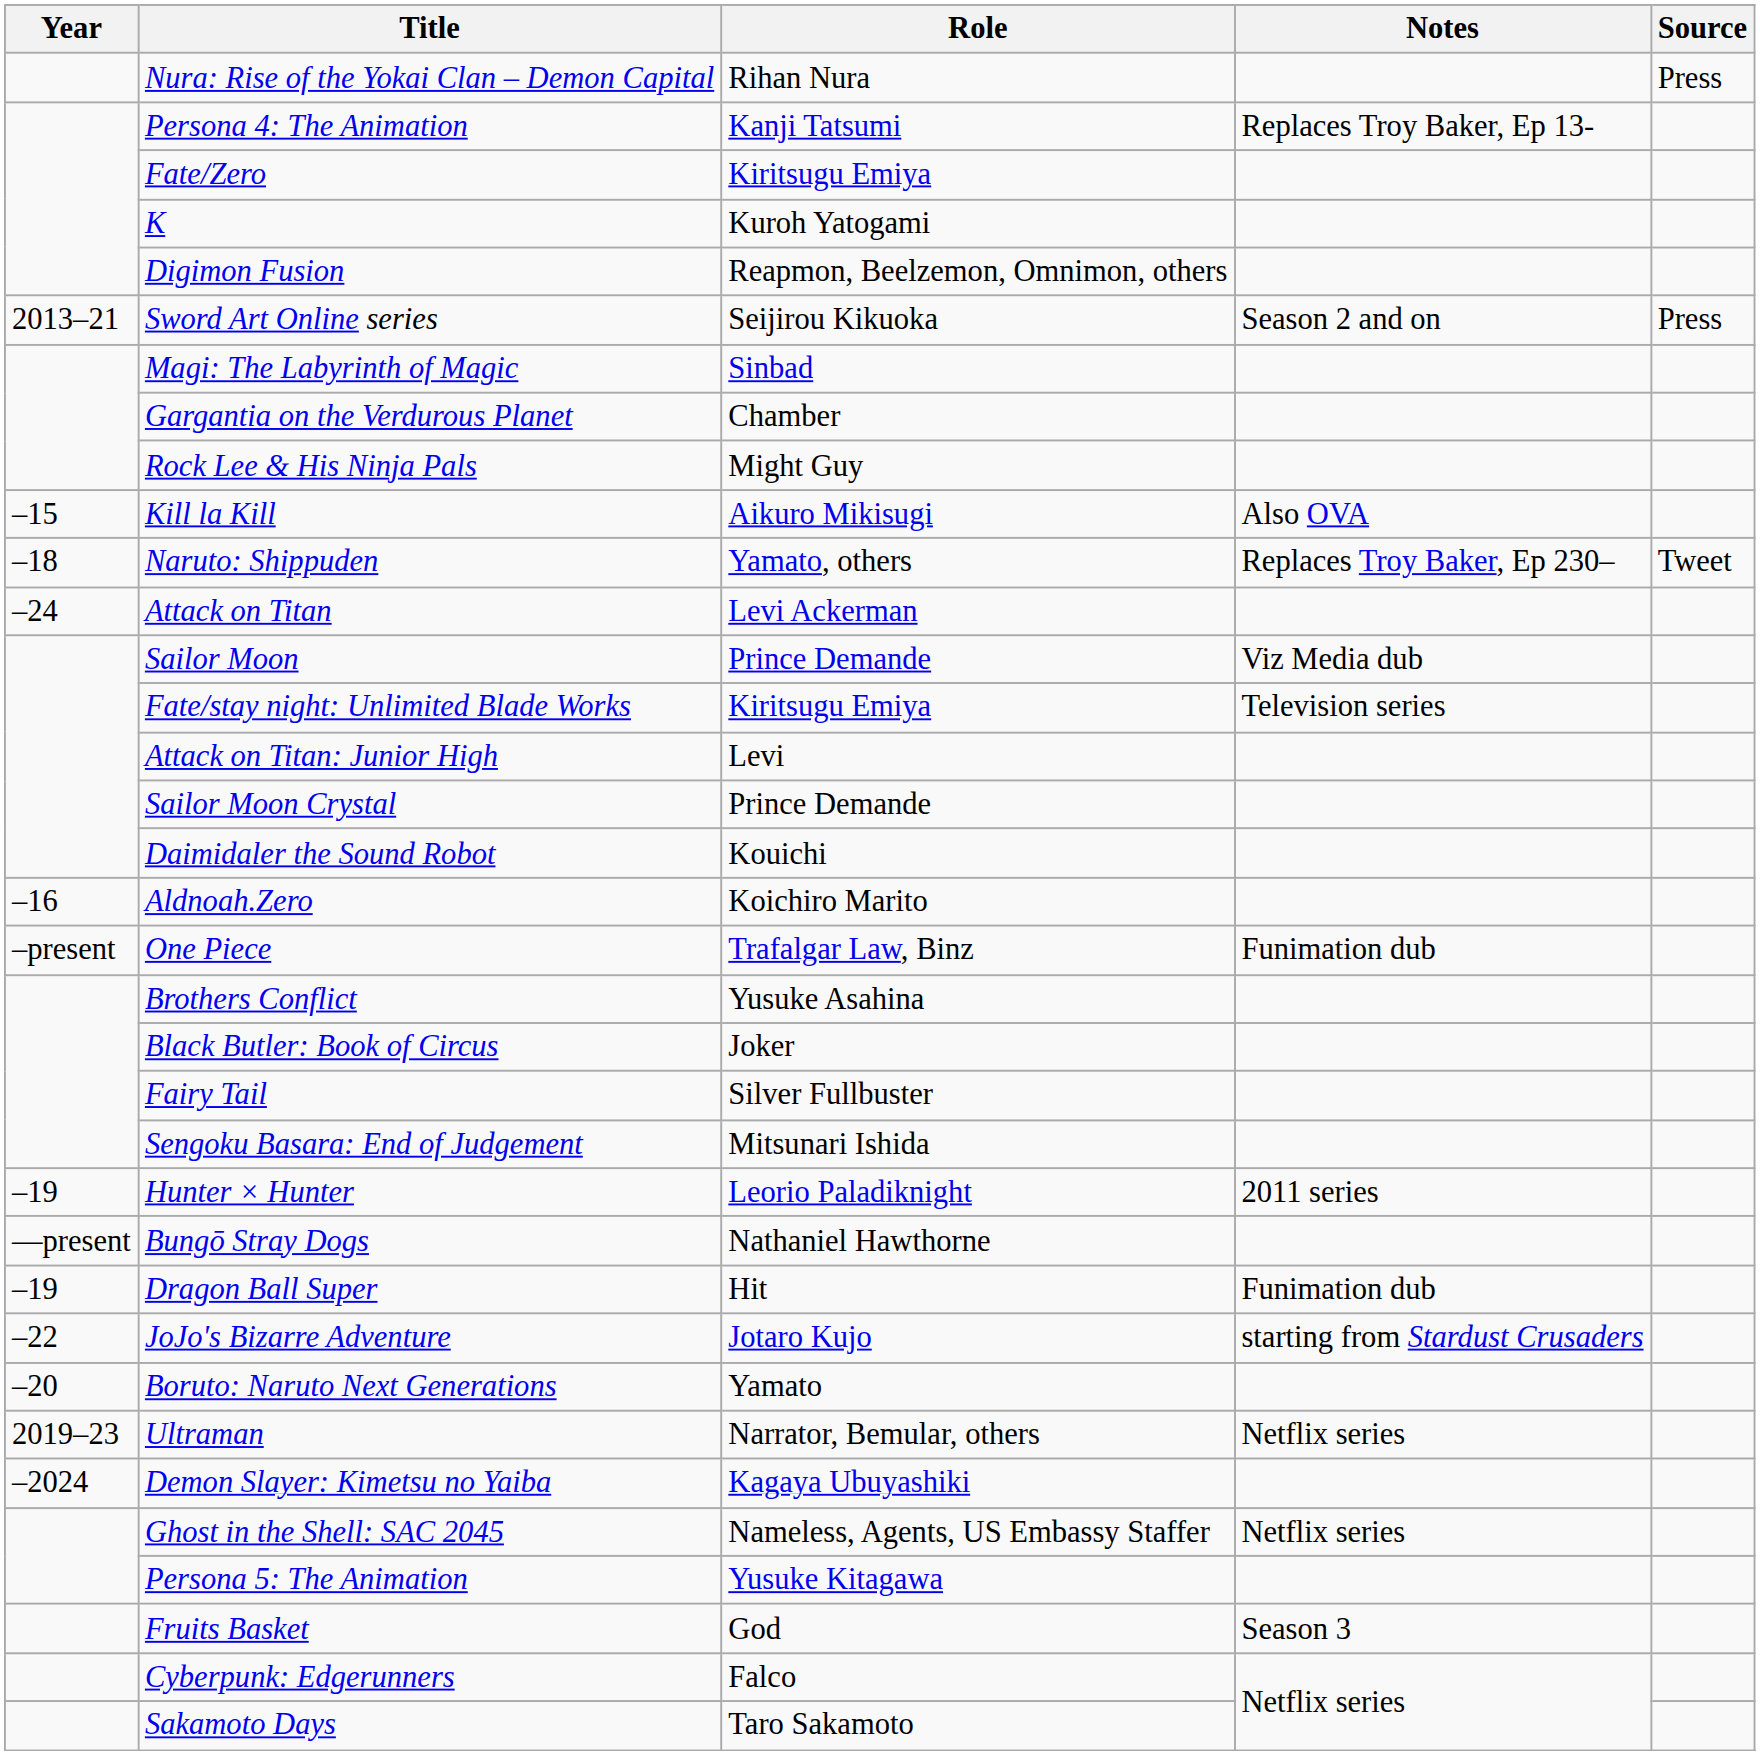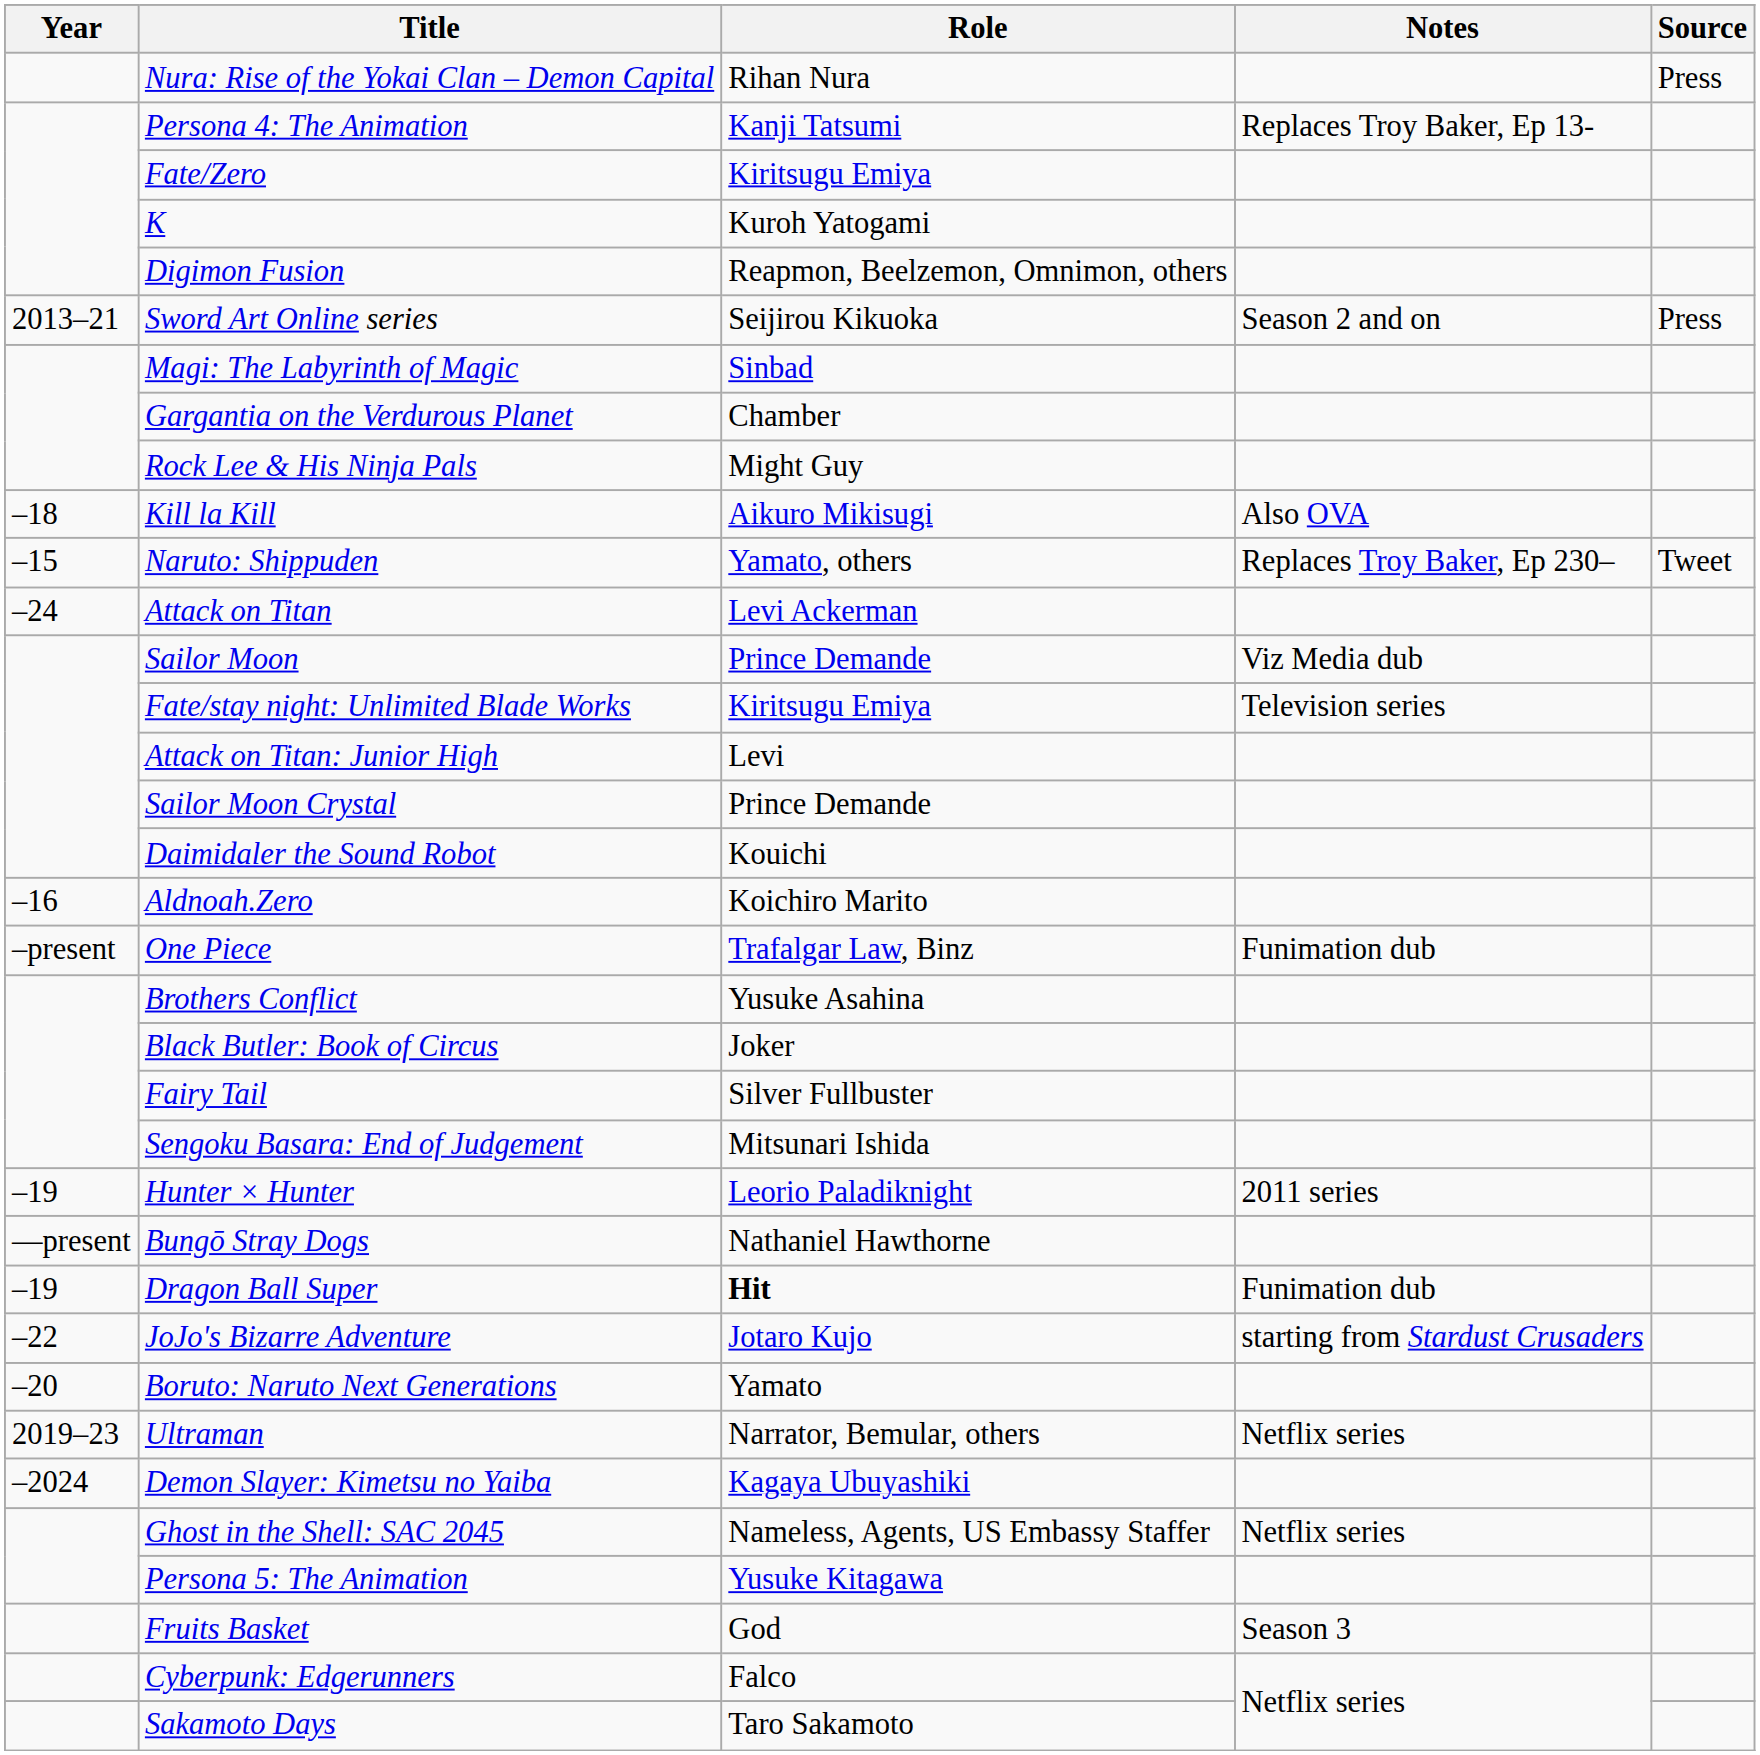(35, 513) –15 -> (35, 513) –18
(35, 561) –18 -> (35, 561) –15
(748, 1288) normal -> (750, 1288) bold
